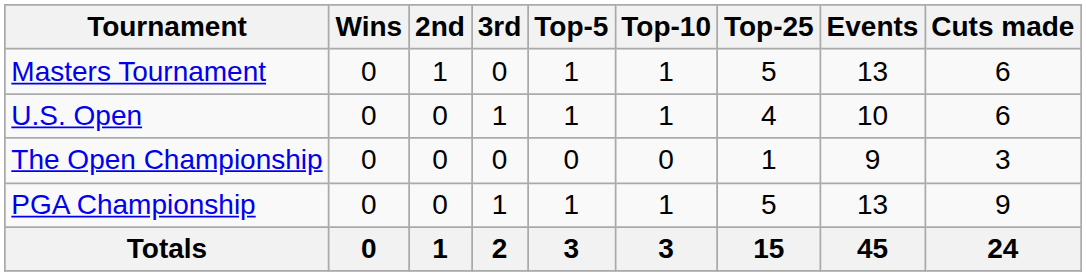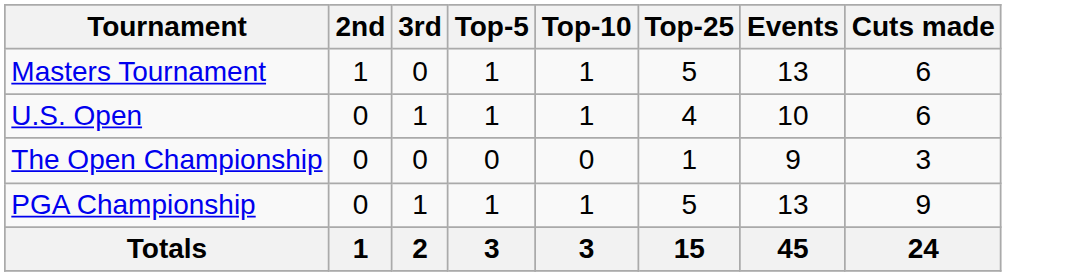- column: (369, 26)
